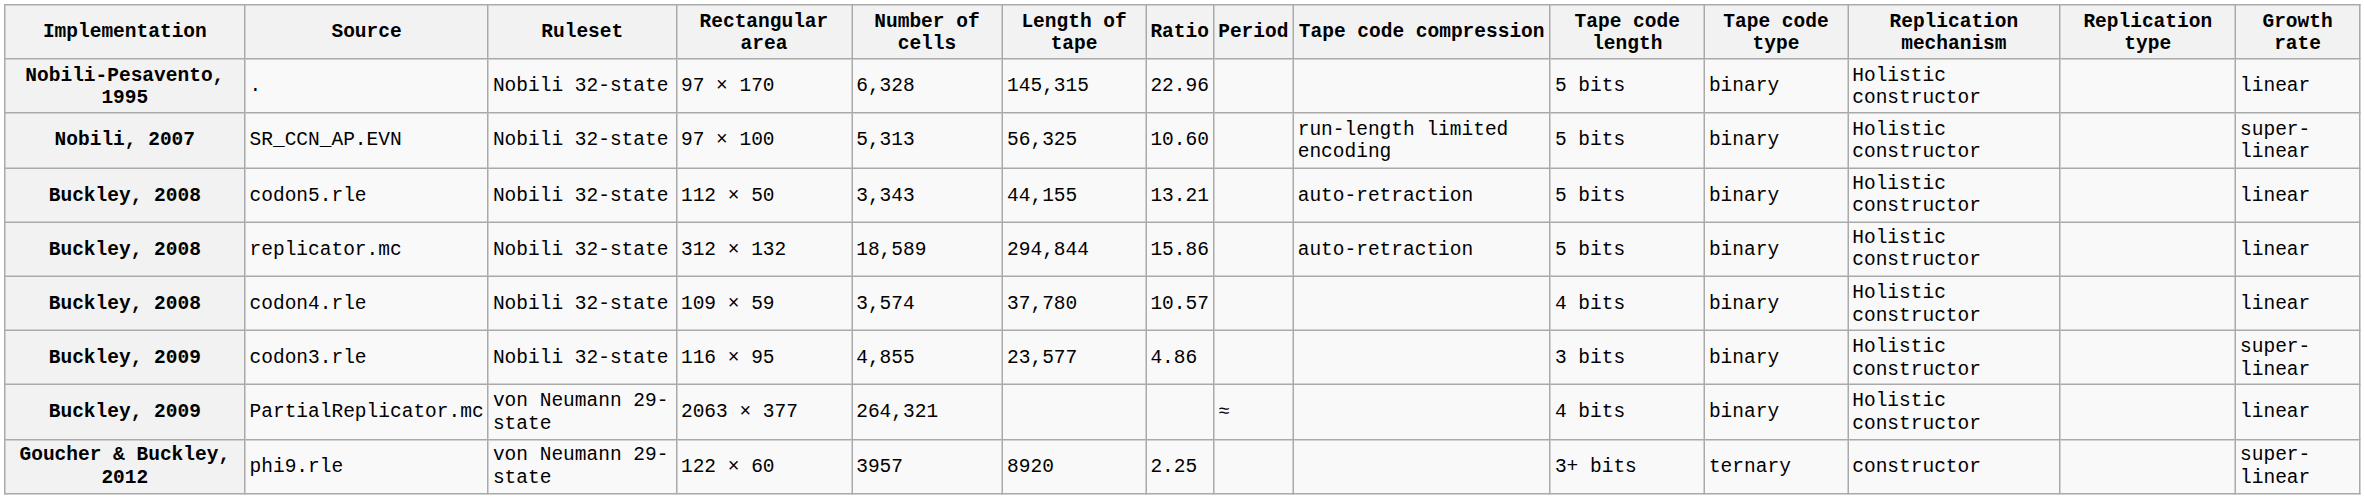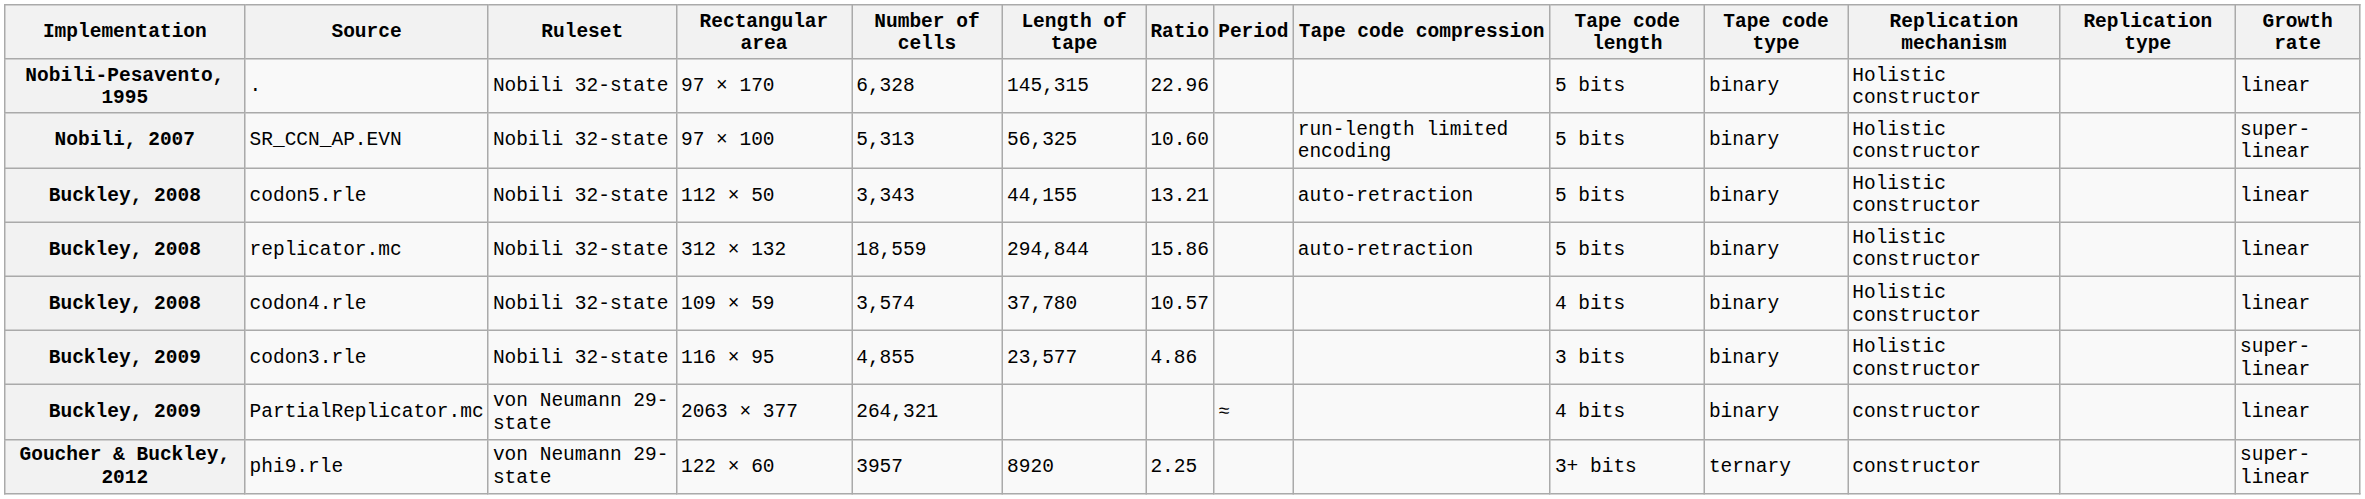(891, 249) 18,589 -> (891, 249) 18,559
(1917, 412) Holistic constructor -> (1917, 412) constructor
